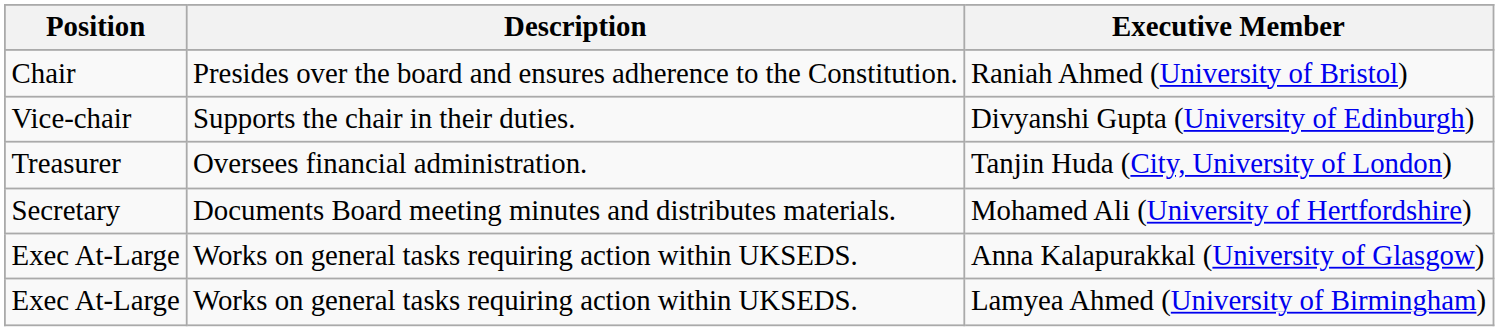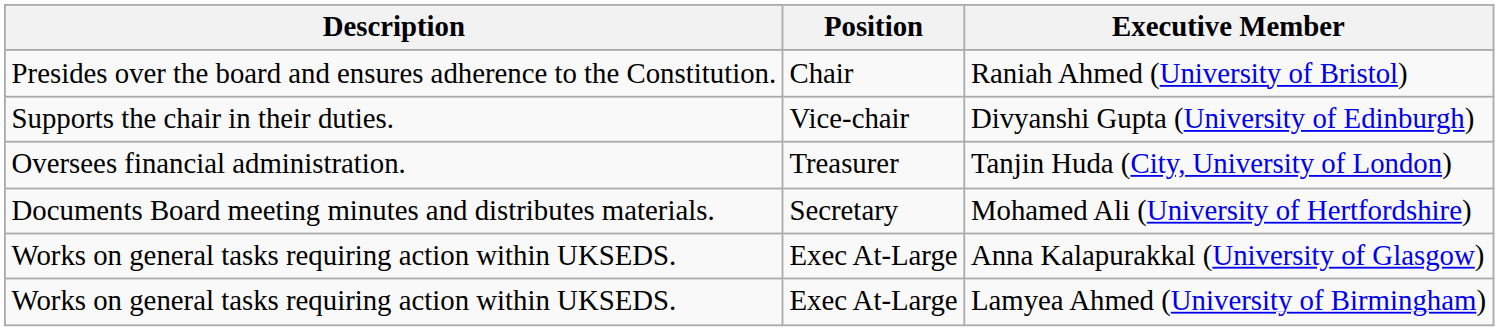columns swapped: (96, 27) <-> (575, 27)
